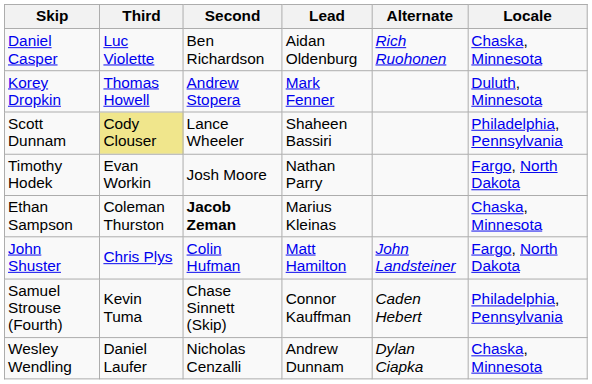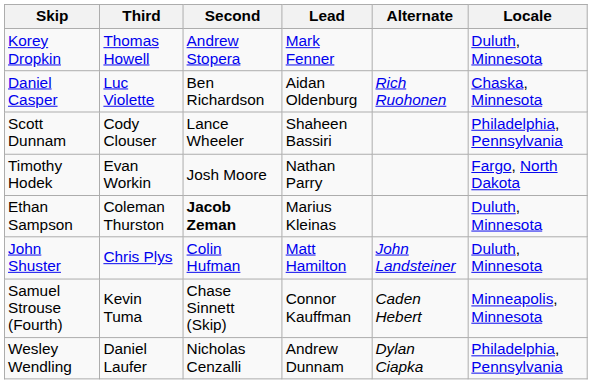rows swapped: (33, 49) <-> (34, 91)
(130, 132) khaki background -> (130, 132) no background
(507, 216) Chaska, Minnesota -> (507, 216) Duluth, Minnesota
(514, 257) Fargo, North Dakota -> (507, 257) Duluth, Minnesota
(517, 308) Philadelphia, Pennsylvania -> (514, 308) Minneapolis, Minnesota
(507, 358) Chaska, Minnesota -> (517, 358) Philadelphia, Pennsylvania
